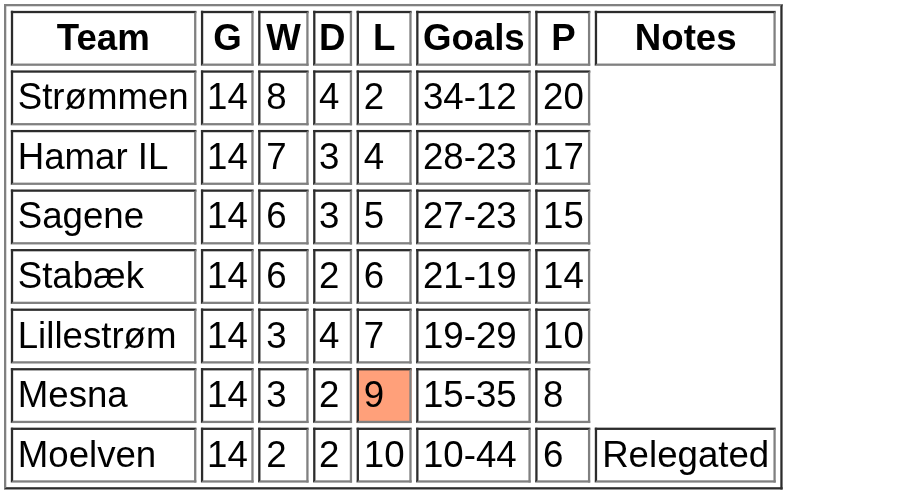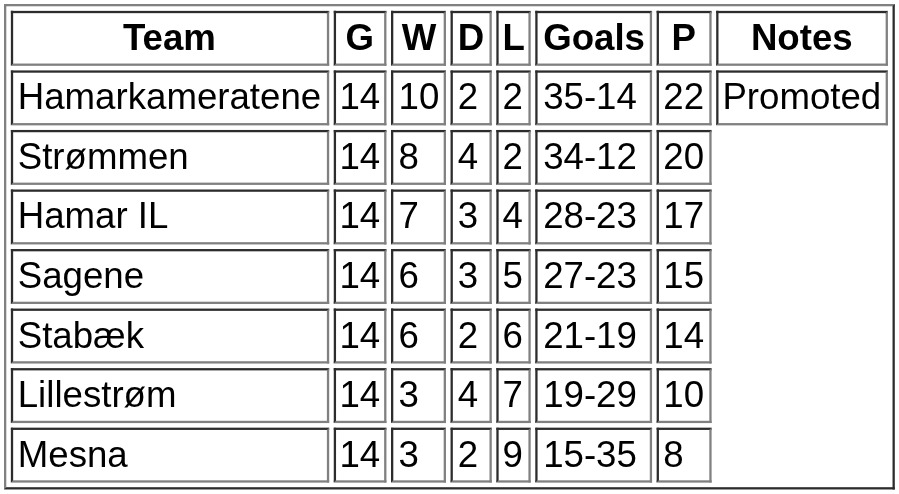+ row: (169, 97)
(374, 394) lightsalmon background -> (513, 454) no background
- row: (87, 454)
